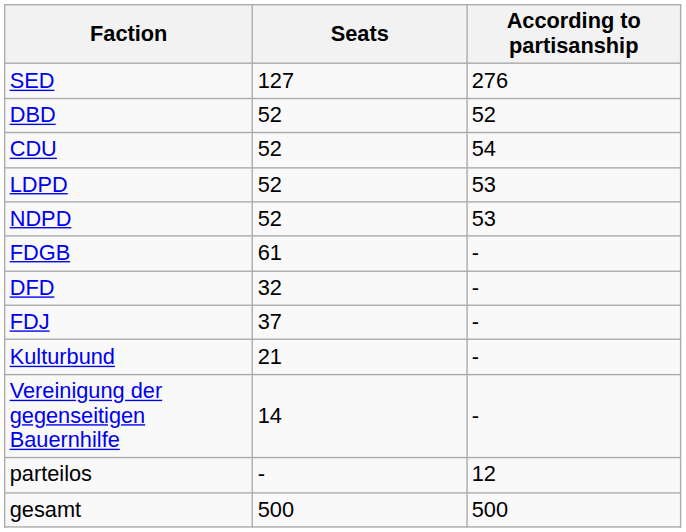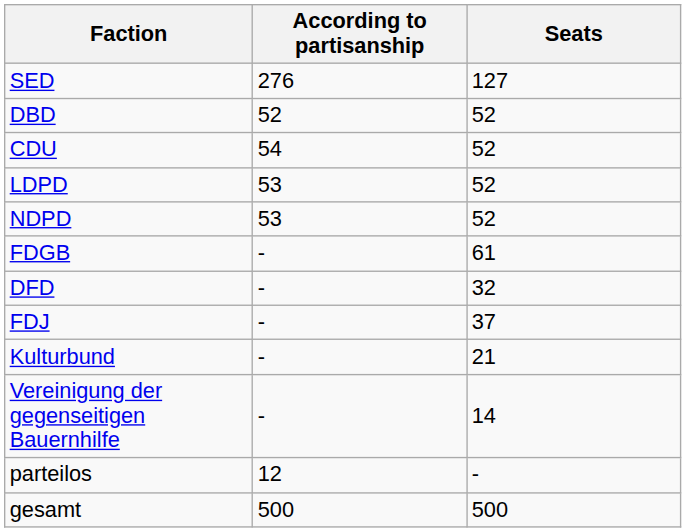columns swapped: (360, 33) <-> (574, 33)
